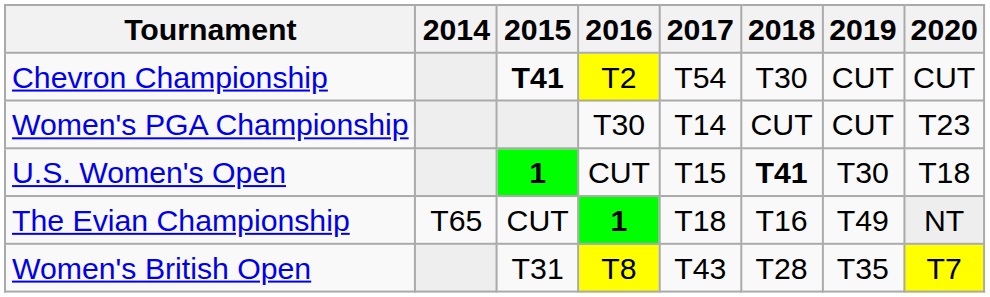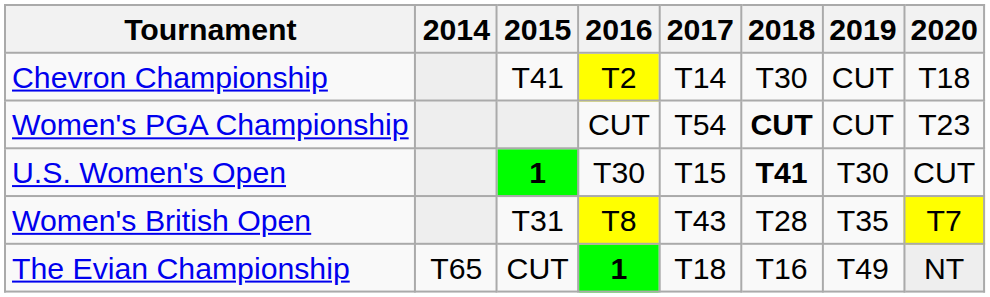(538, 77) bold -> (538, 77) normal
(700, 77) T54 -> (700, 77) T14
(944, 77) CUT -> (944, 77) T18
(619, 125) T30 -> (619, 125) CUT
(700, 125) T14 -> (700, 125) T54
(782, 125) normal -> (782, 125) bold
(619, 173) CUT -> (619, 173) T30
(944, 173) T18 -> (944, 173) CUT
rows swapped: (181, 221) <-> (162, 269)
